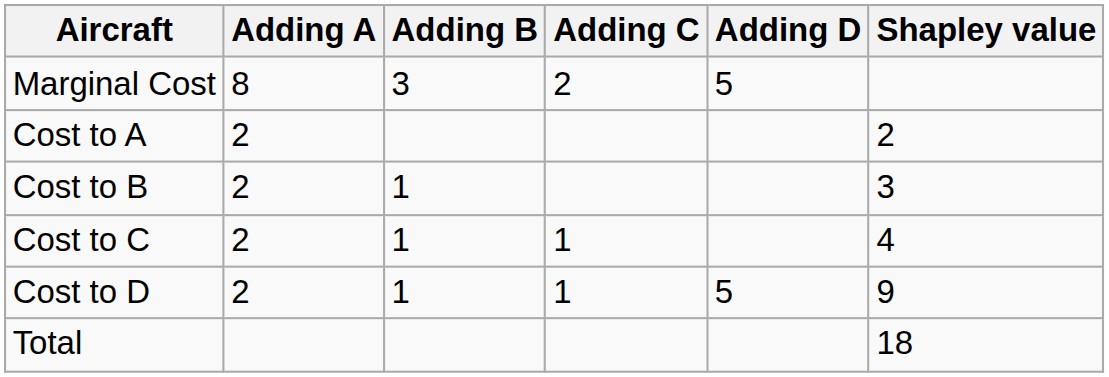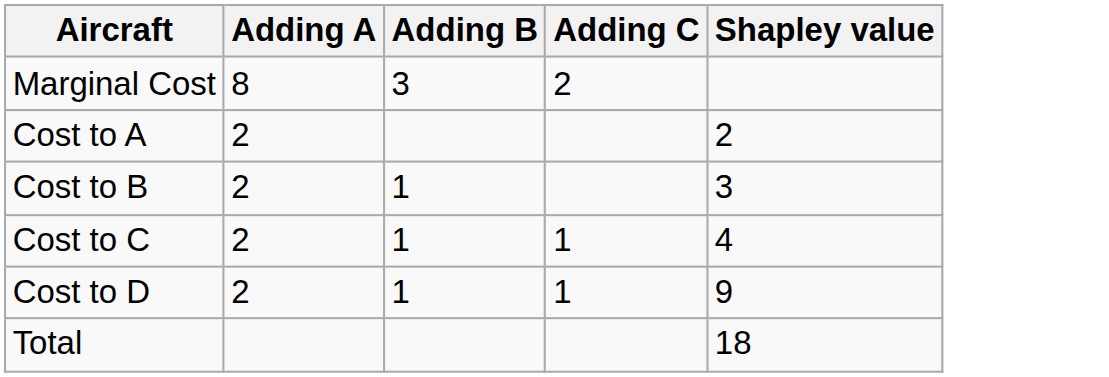- column: (788, 30)
